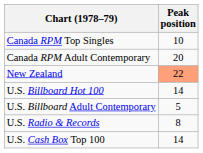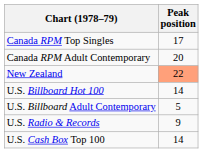(178, 40) 10 -> (178, 40) 17
(178, 123) 8 -> (178, 123) 9
